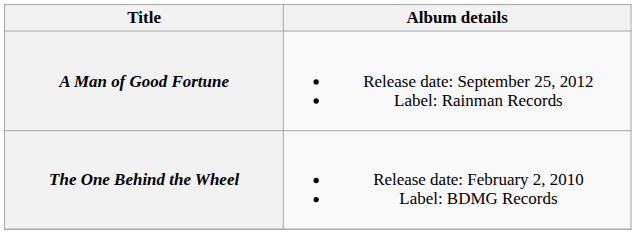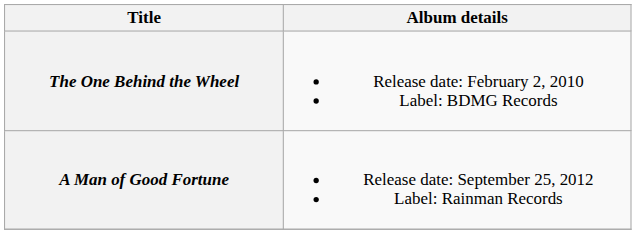rows swapped: (144, 179) <-> (144, 80)
